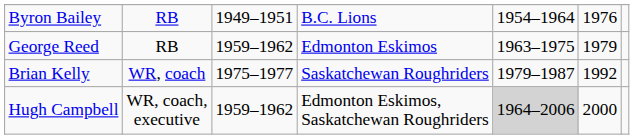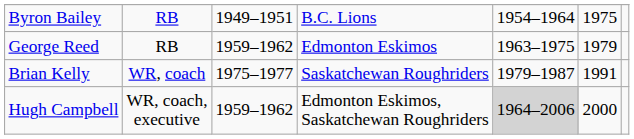(600, 18) 1976 -> (600, 18) 1975
(600, 73) 1992 -> (600, 73) 1991
